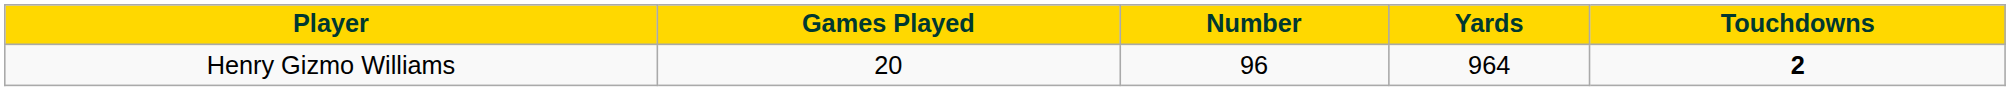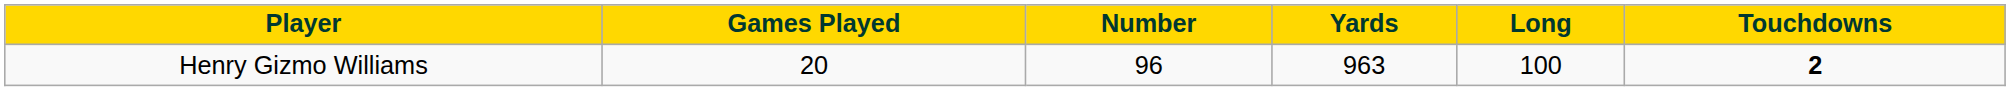+ column: (1541, 24)
(1489, 64) 964 -> (1364, 64) 963
